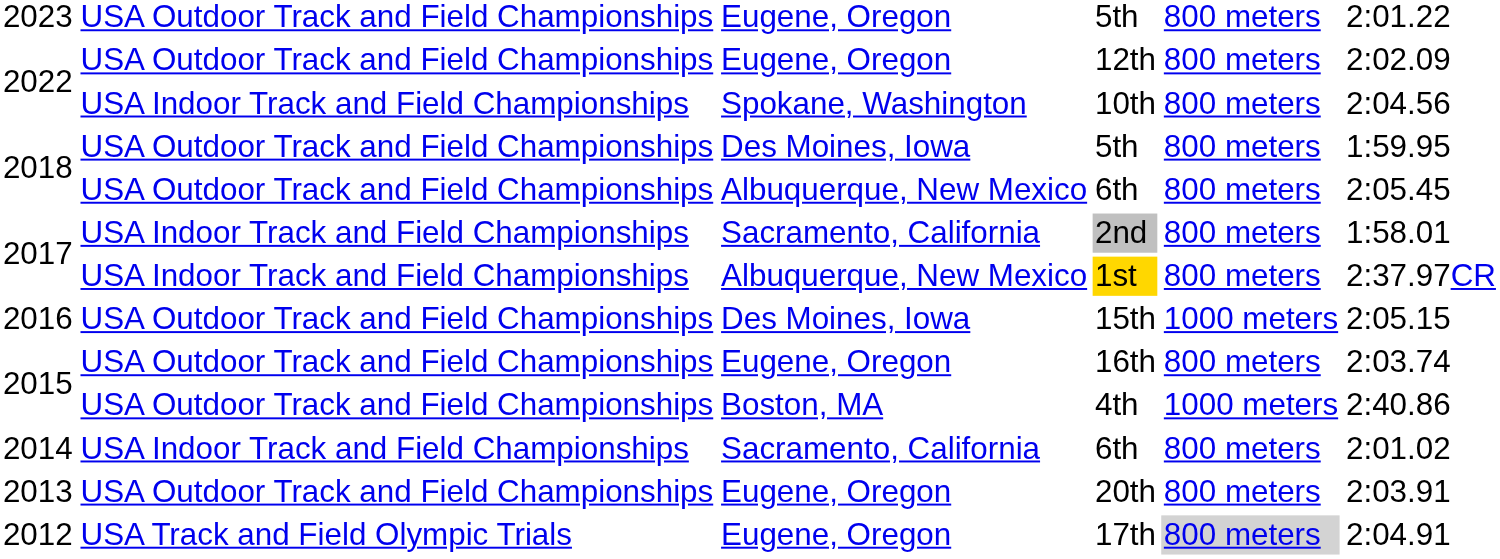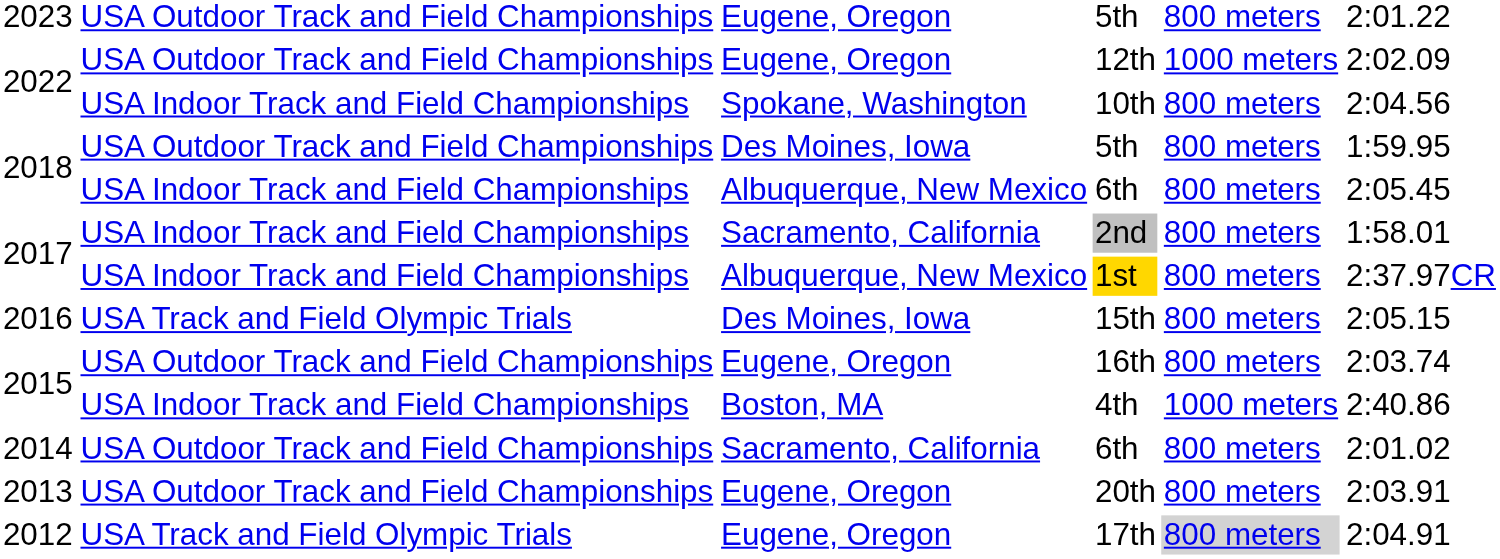(1242, 60) 800 meters -> (1251, 60) 1000 meters
(397, 189) USA Outdoor Track and Field Championships -> (385, 189) USA Indoor Track and Field Championships
(397, 318) USA Outdoor Track and Field Championships -> (326, 318) USA Track and Field Olympic Trials
(1251, 318) 1000 meters -> (1242, 318) 800 meters
(397, 405) USA Outdoor Track and Field Championships -> (385, 405) USA Indoor Track and Field Championships
(385, 448) USA Indoor Track and Field Championships -> (397, 448) USA Outdoor Track and Field Championships
